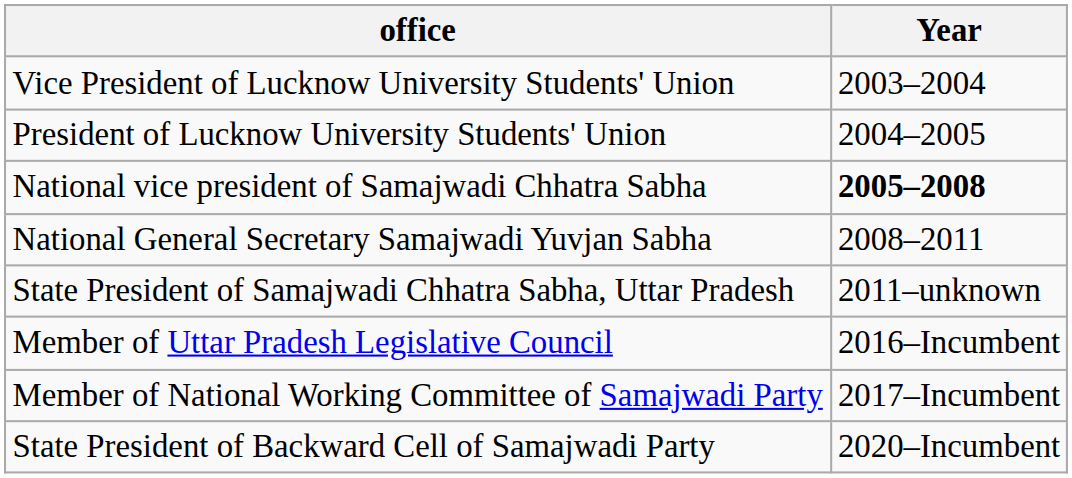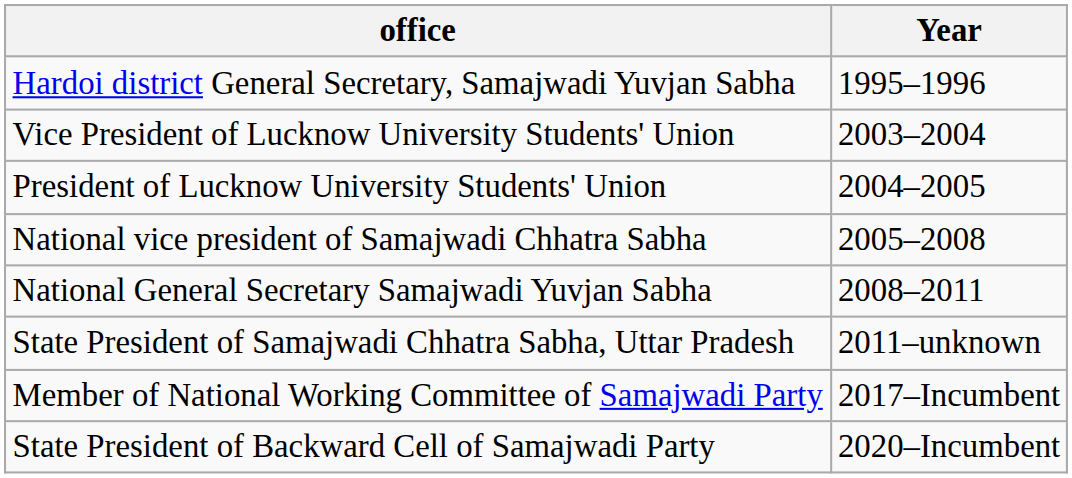+ row: (404, 82)
(912, 186) bold -> (912, 238) normal
- row: (313, 342)
